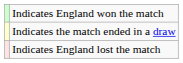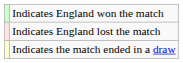rows swapped: (94, 31) <-> (86, 49)
